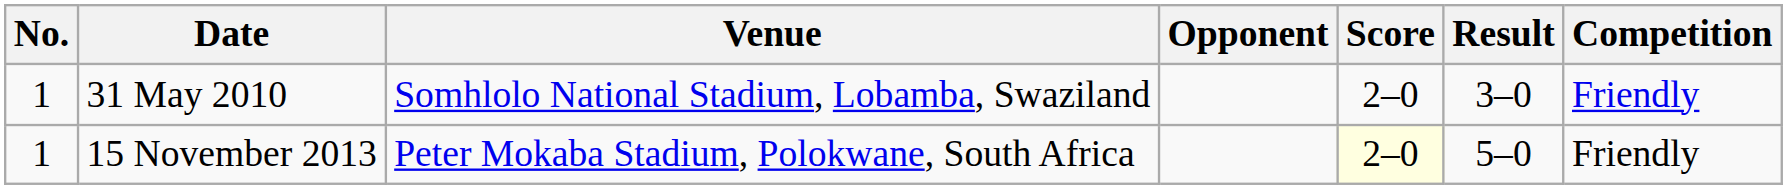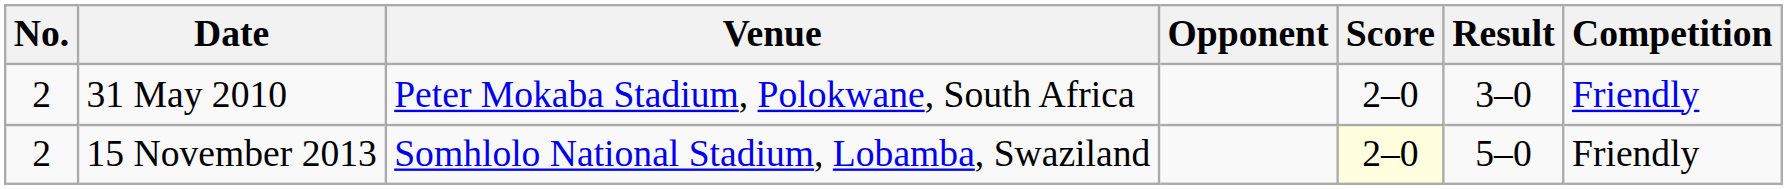(42, 93) 1 -> (42, 93) 2
(772, 93) Somhlolo National Stadium, Lobamba, Swaziland -> (764, 93) Peter Mokaba Stadium, Polokwane, South Africa
(42, 153) 1 -> (42, 153) 2
(764, 153) Peter Mokaba Stadium, Polokwane, South Africa -> (772, 153) Somhlolo National Stadium, Lobamba, Swaziland
